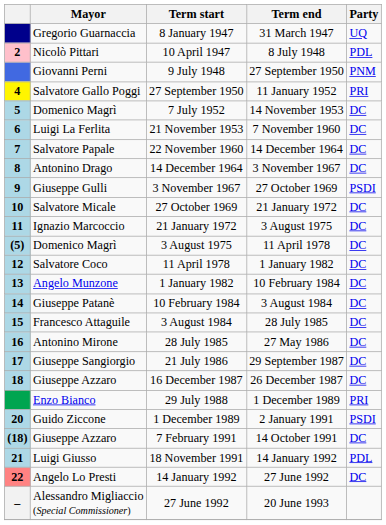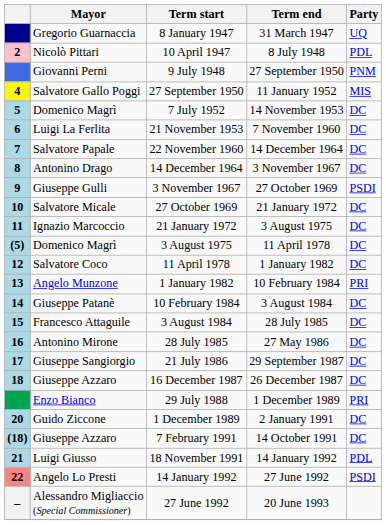(359, 91) PRI -> (360, 91) MIS
(358, 284) DC -> (359, 284) PRI
(363, 419) PSDI -> (358, 419) DC
(358, 476) DC -> (363, 476) PSDI
